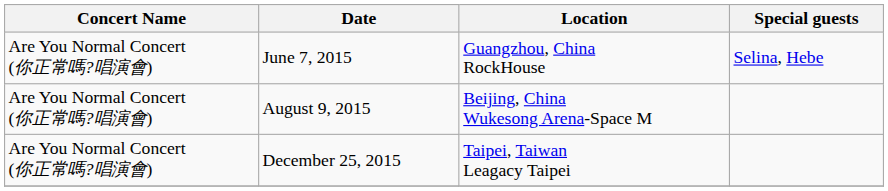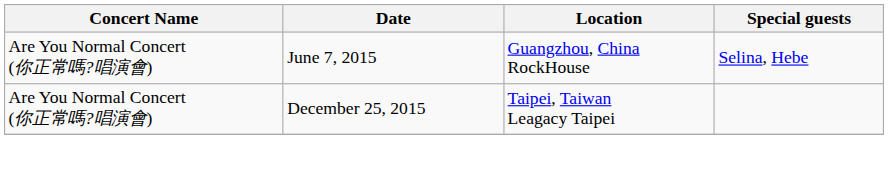- row: (316, 108)
